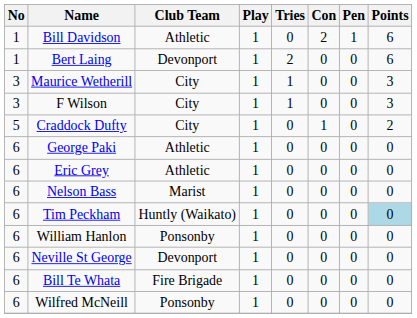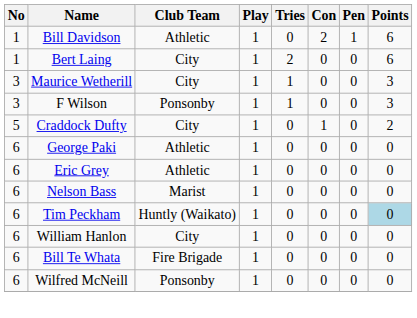(187, 59) Devonport -> (187, 59) City
(187, 103) City -> (187, 103) Ponsonby
(187, 236) Ponsonby -> (187, 236) City
- row: (82, 258)
